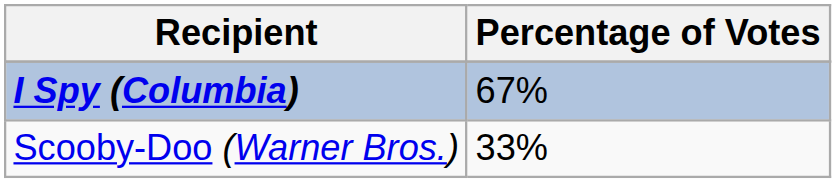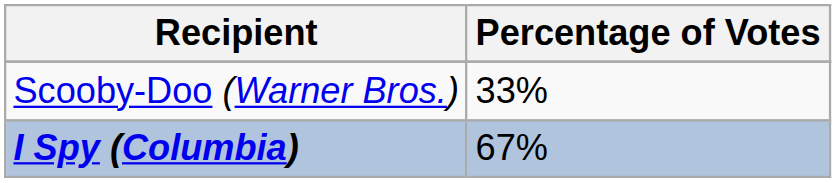rows swapped: (156, 90) <-> (236, 147)
